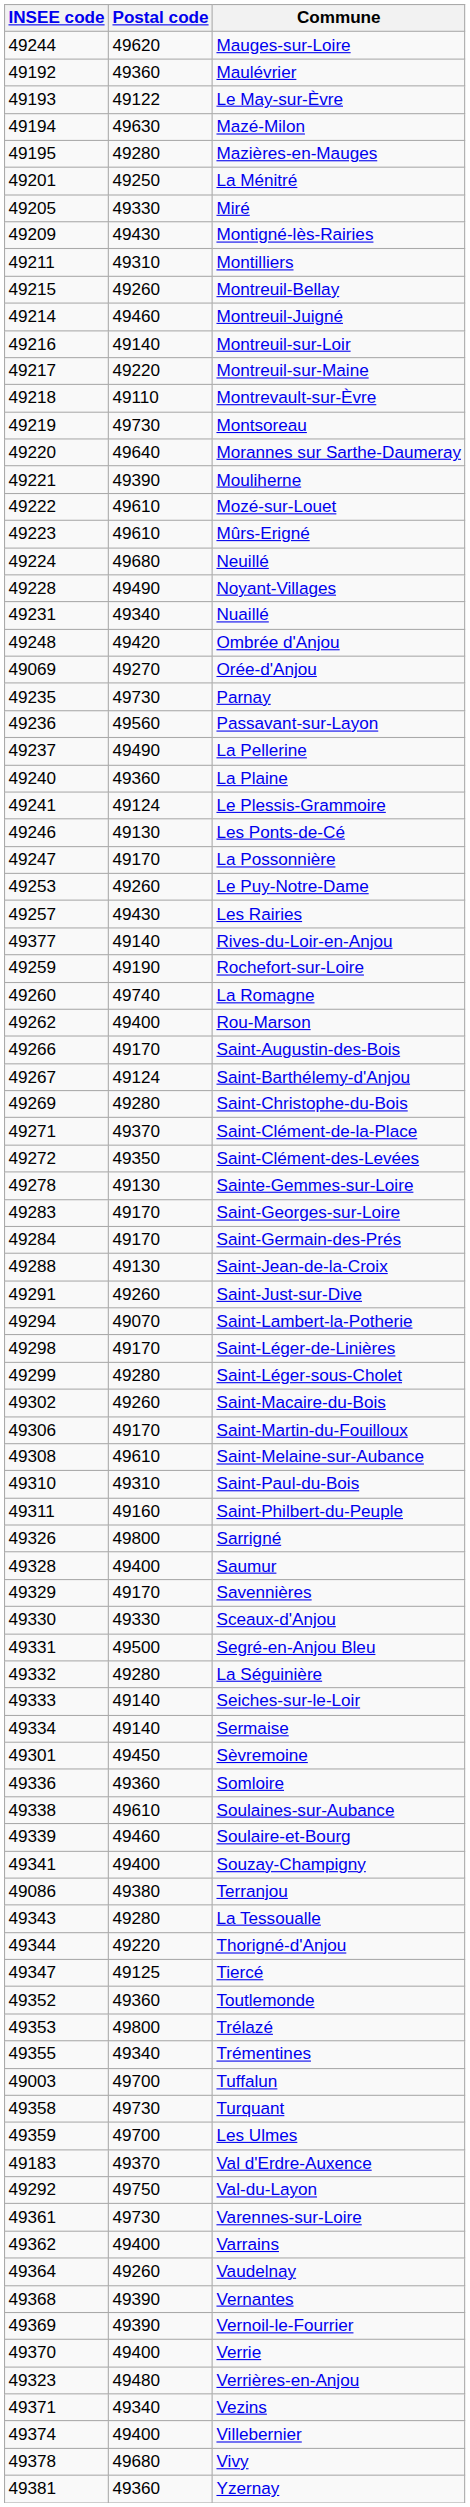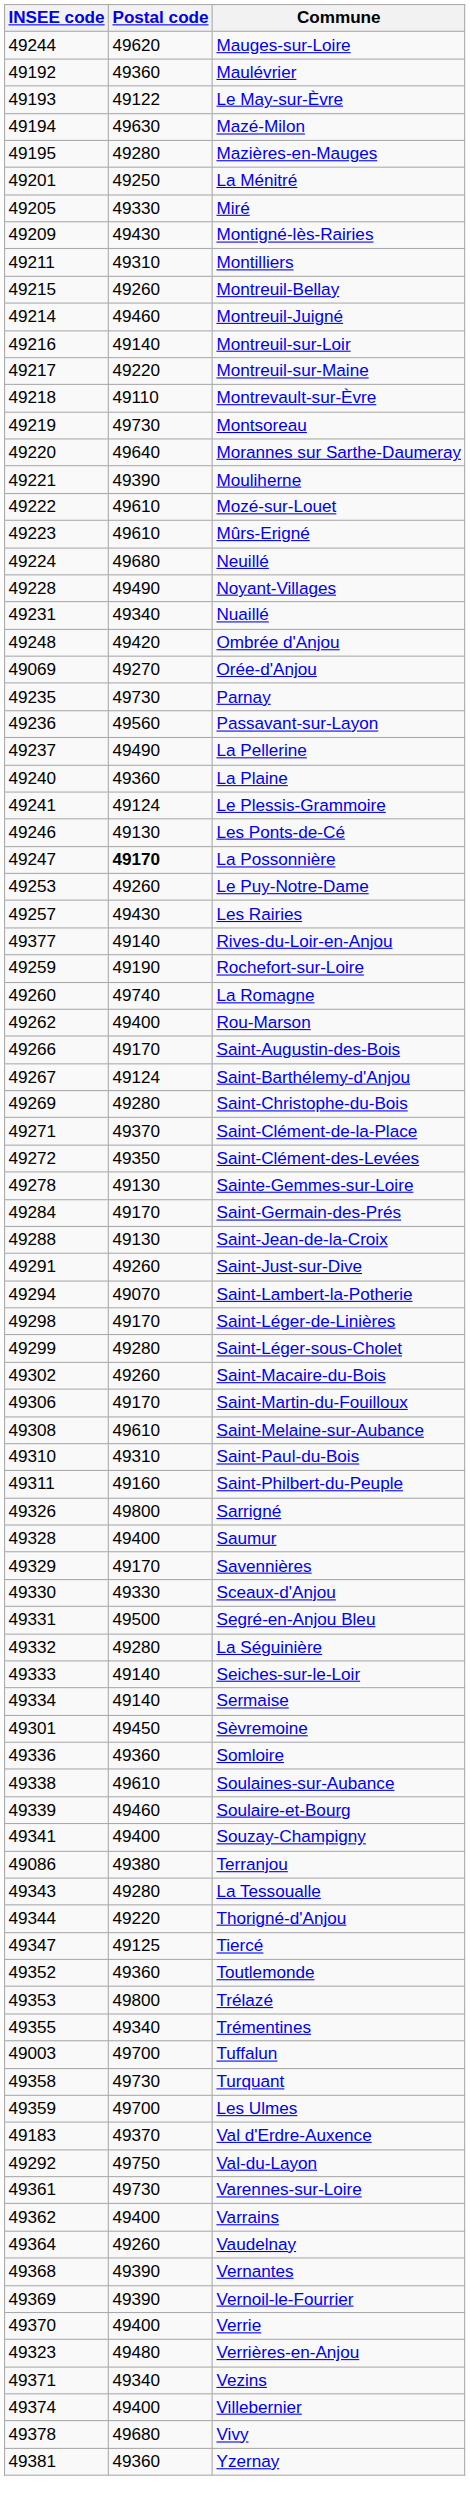(136, 859) normal -> (136, 859) bold
- row: (308, 1212)
